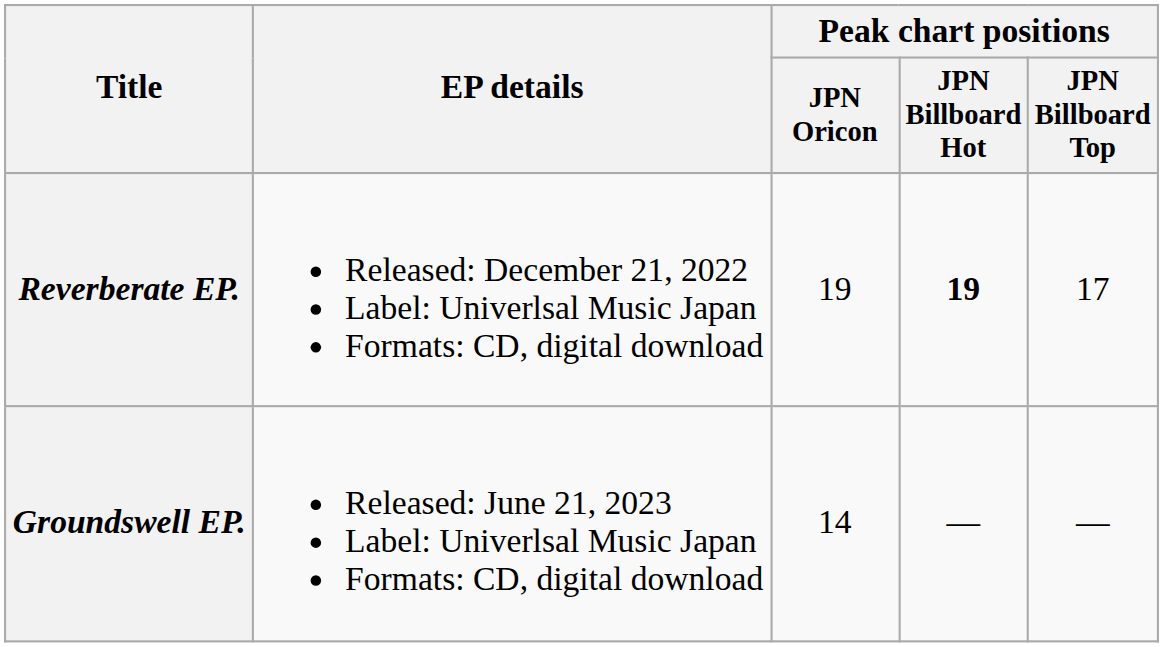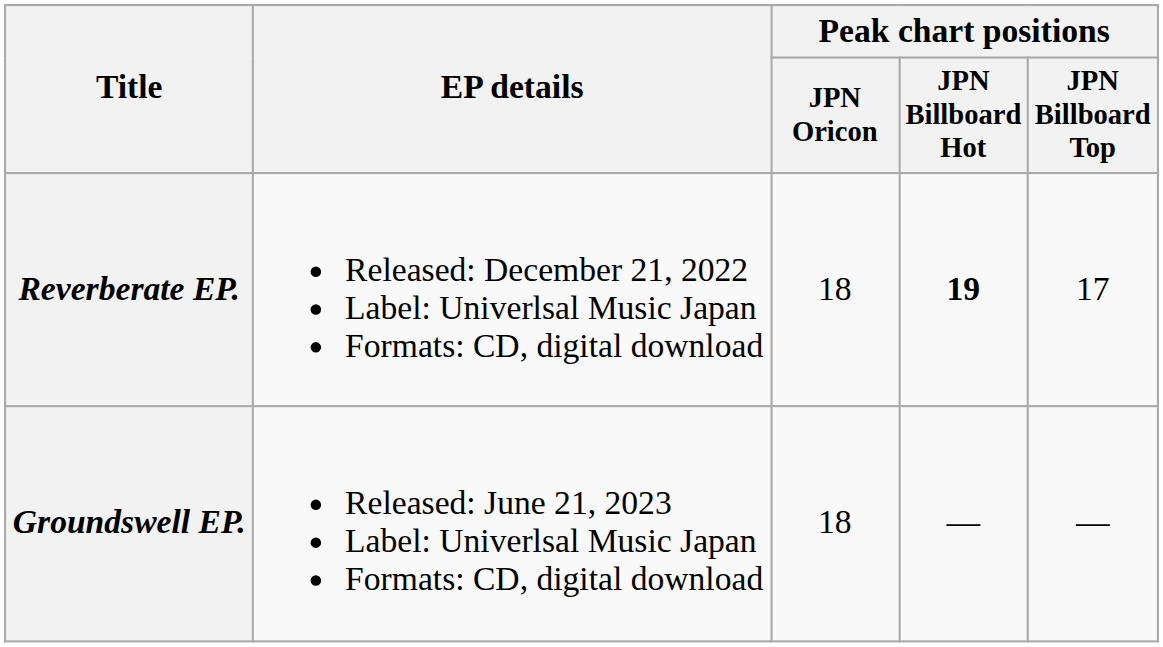(835, 289) 19 -> (835, 289) 18
(835, 522) 14 -> (835, 522) 18
